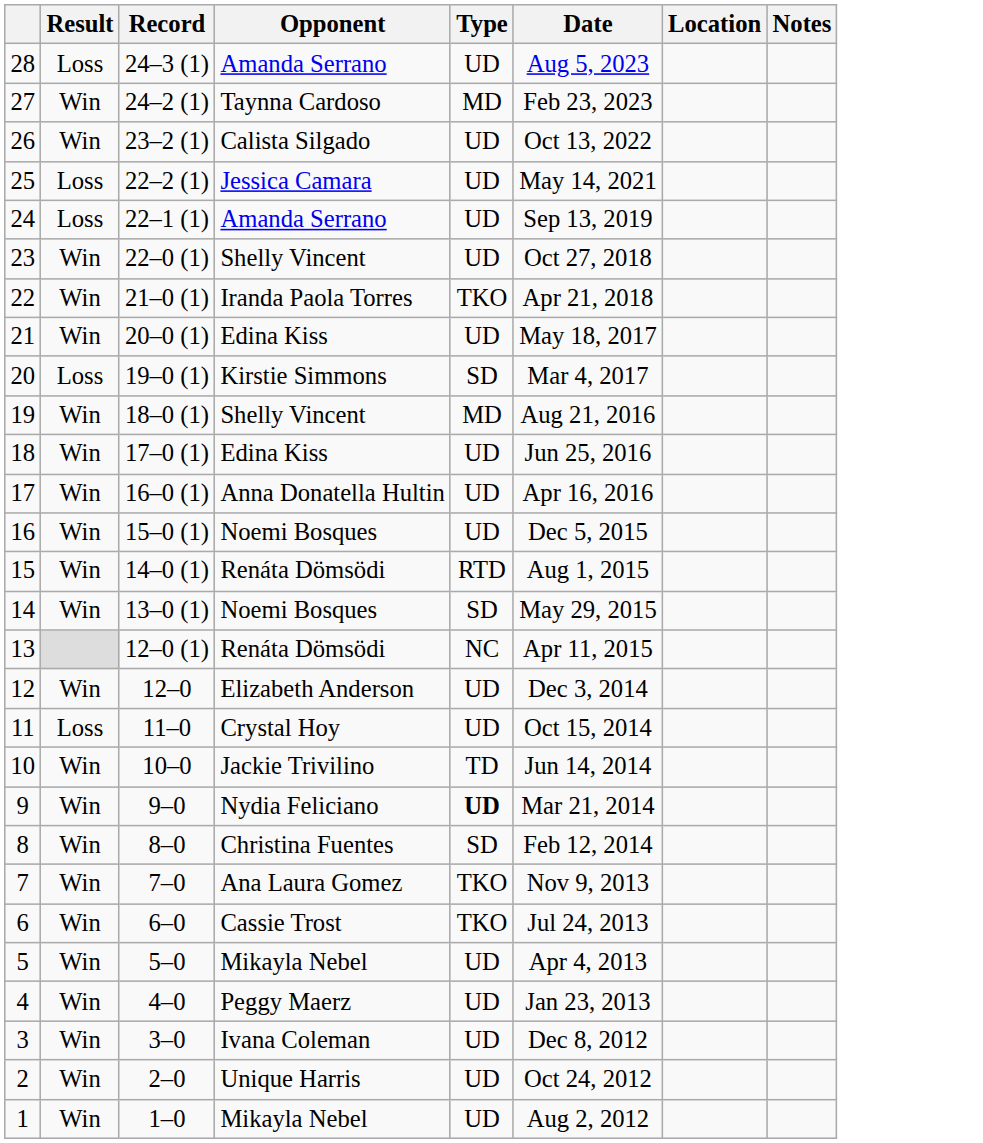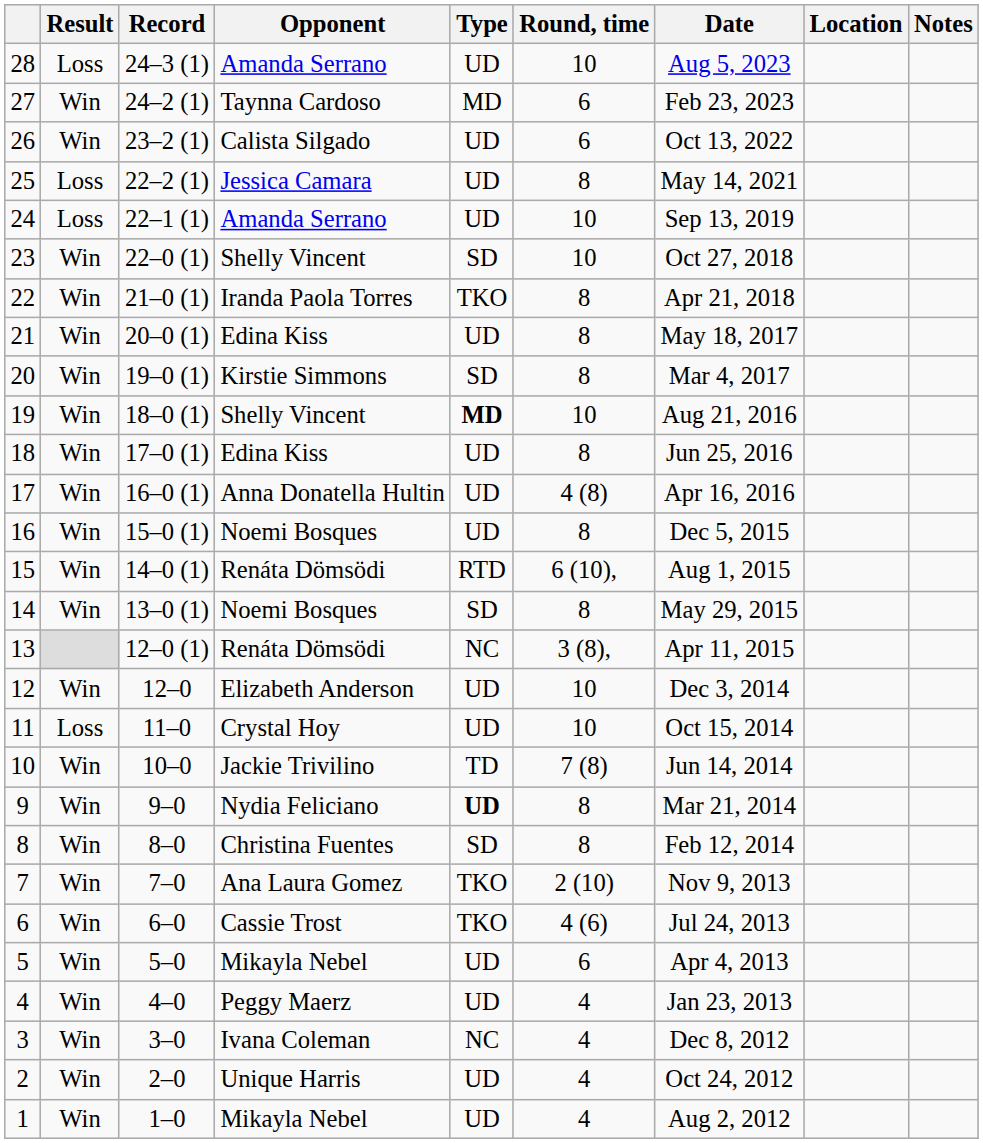+ column: (584, 24)
(482, 258) UD -> (482, 258) SD
(80, 375) Loss -> (80, 375) Win
(482, 414) normal -> (482, 414) bold
(482, 1040) UD -> (482, 1040) NC
